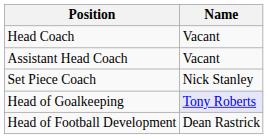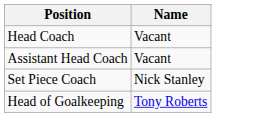(219, 101) lavender background -> (171, 101) no background
- row: (92, 123)
